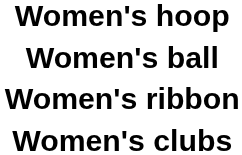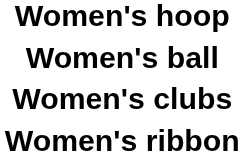rows swapped: (122, 140) <-> (122, 99)
